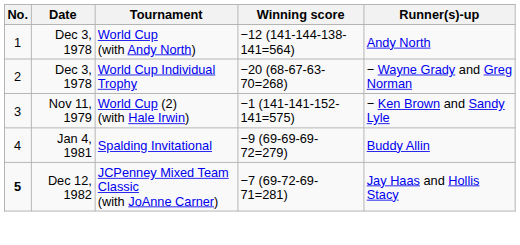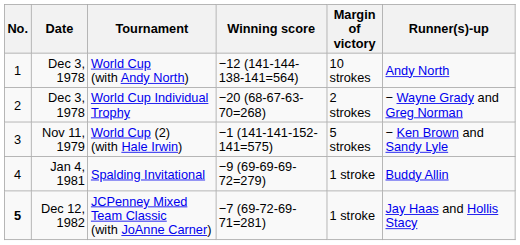+ column: (355, 29)
